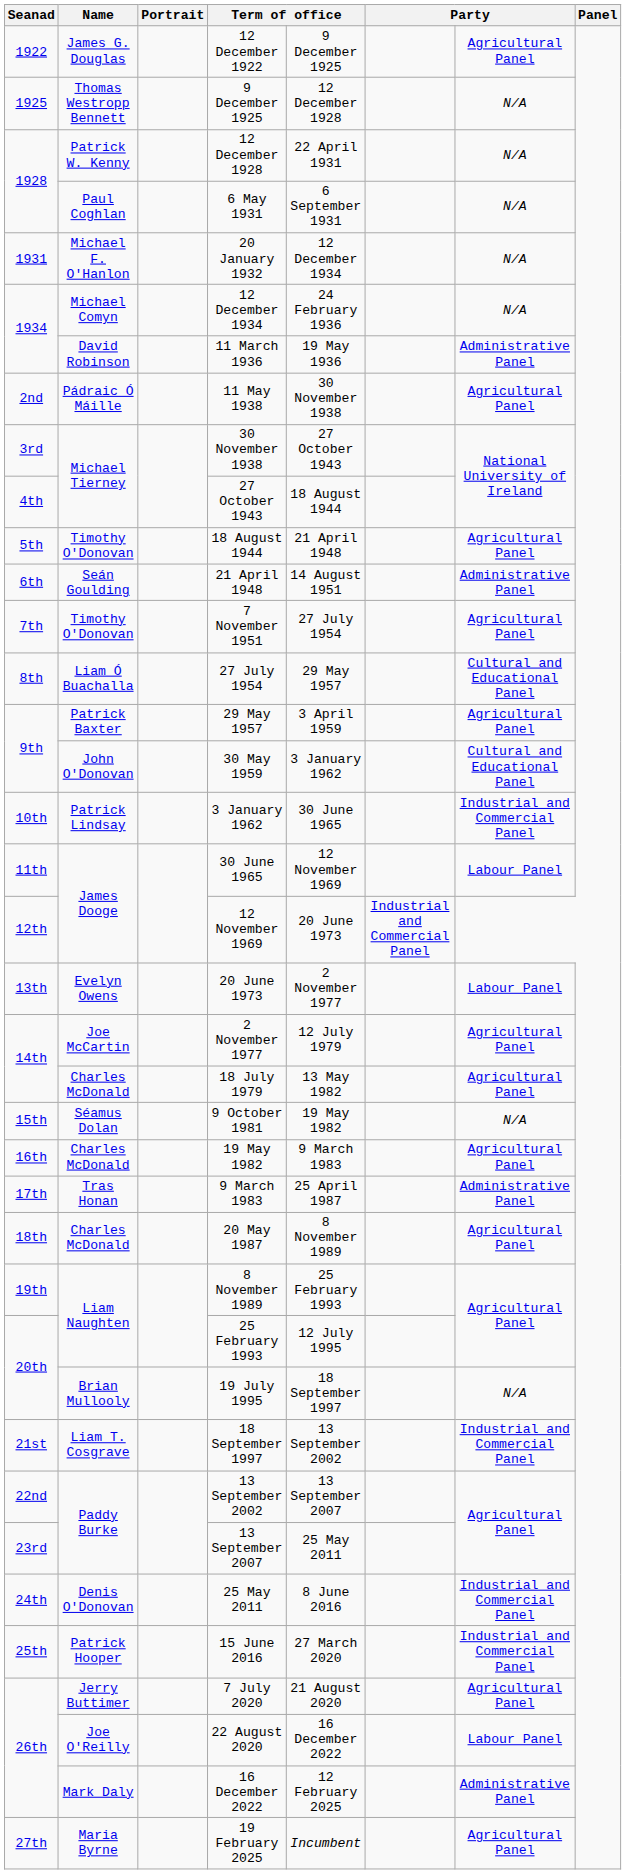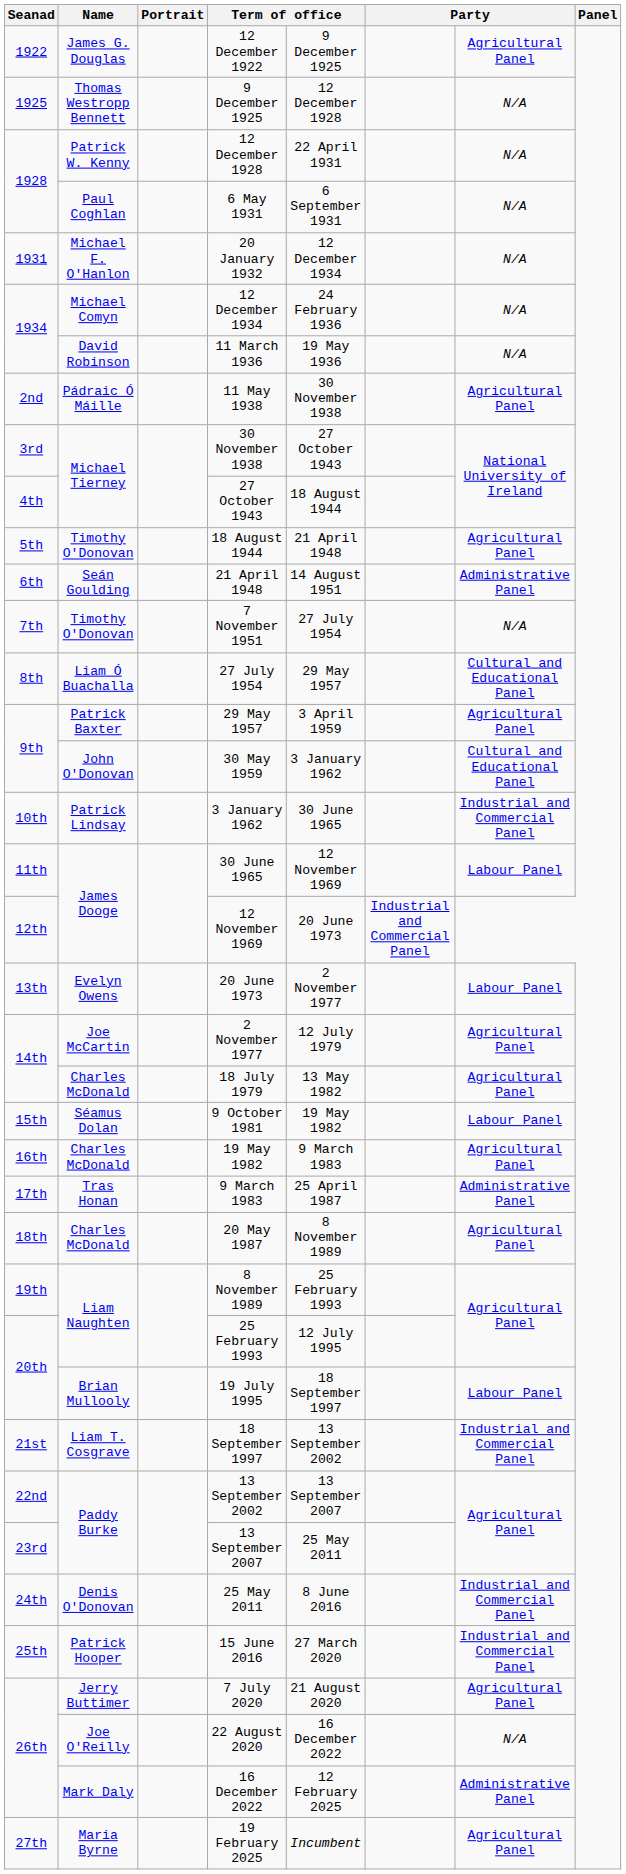(515, 354) Administrative Panel -> (515, 354) N/A
(515, 627) Agricultural Panel -> (515, 627) N/A
(515, 1121) N/A -> (515, 1121) Labour Panel
(515, 1393) N/A -> (515, 1393) Labour Panel
(515, 1740) Labour Panel -> (515, 1740) N/A
